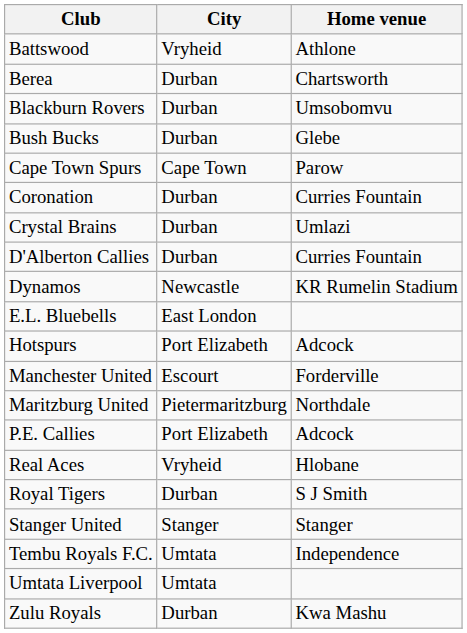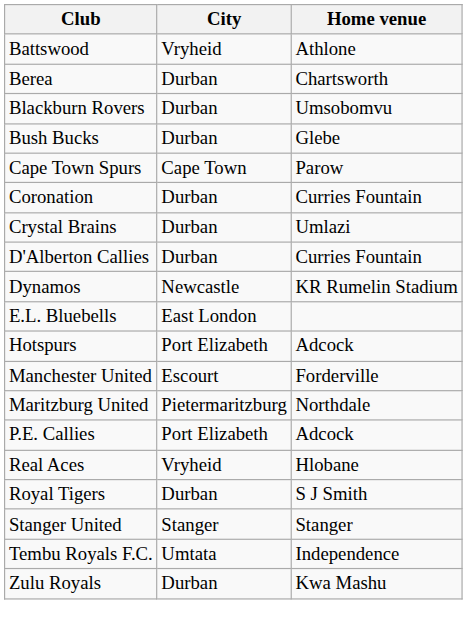- row: (76, 583)
